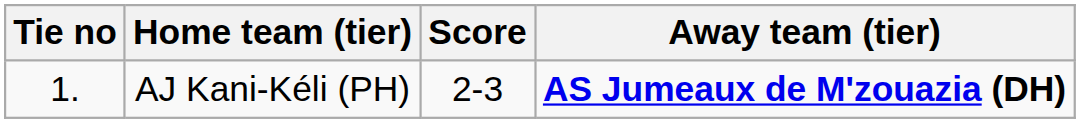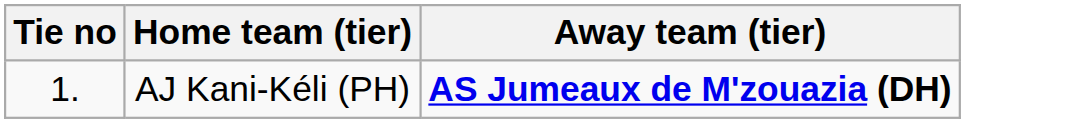- column: (477, 32)
